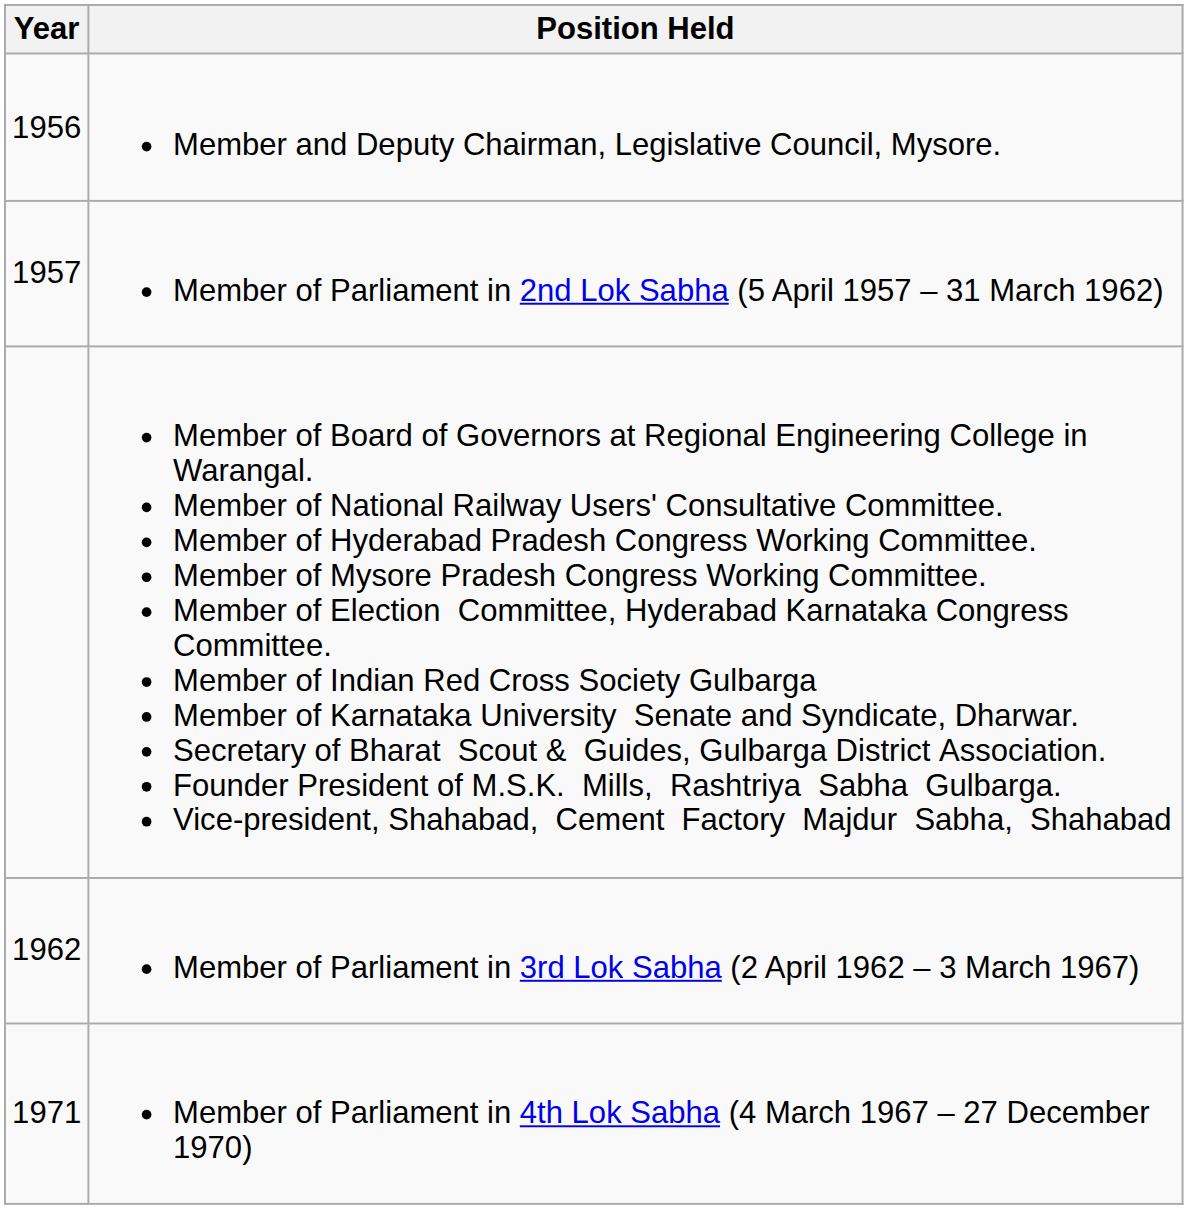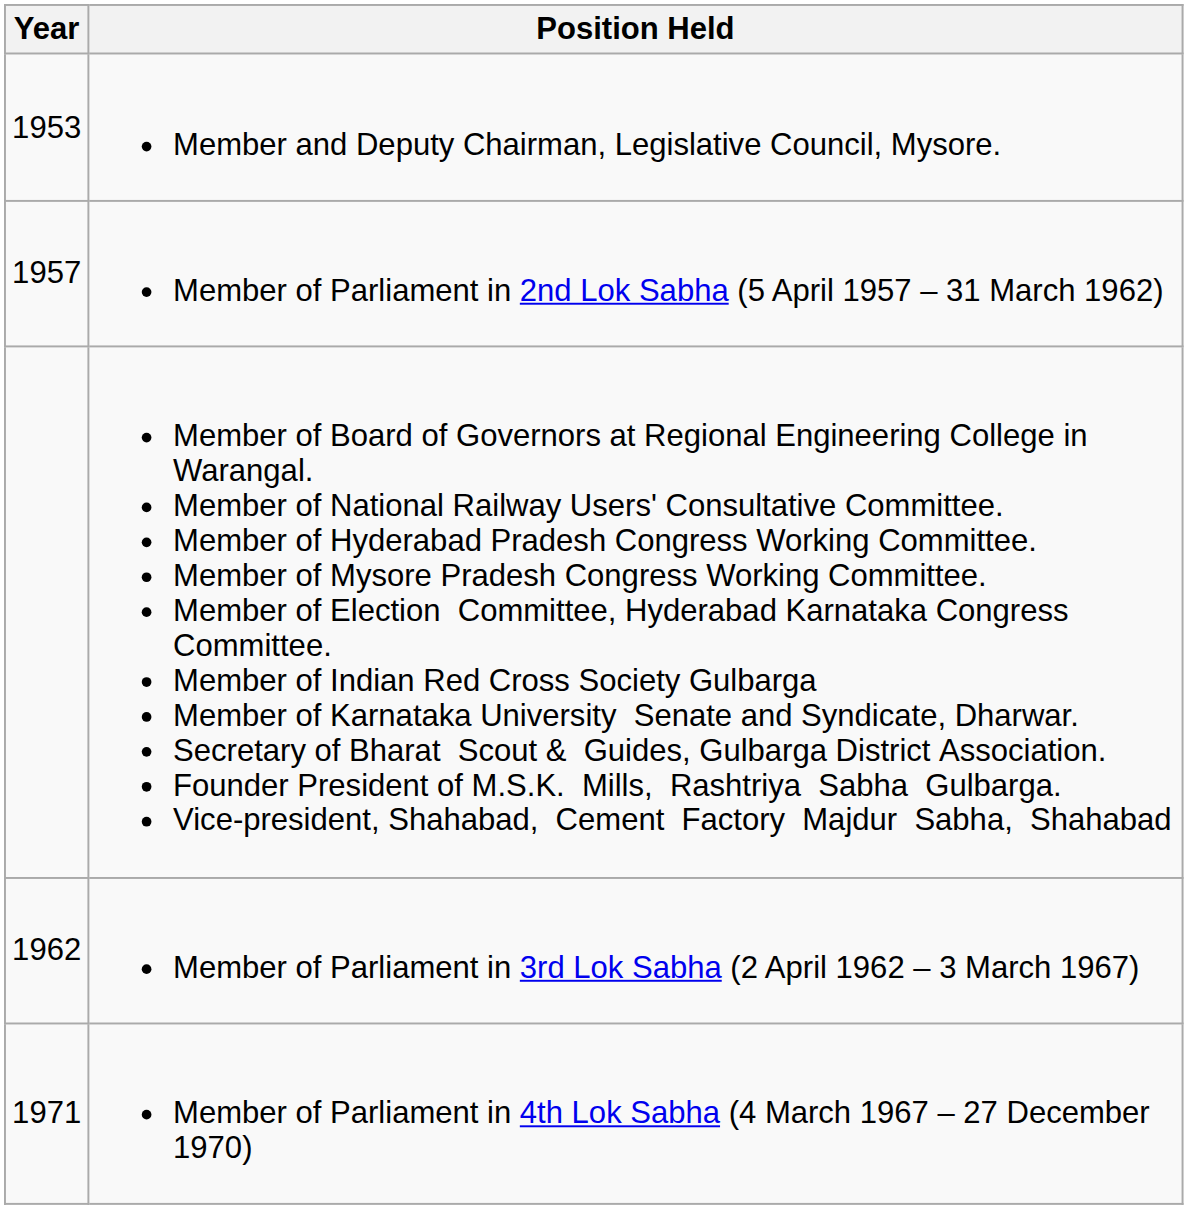(47, 126) 1956 -> (47, 126) 1953
